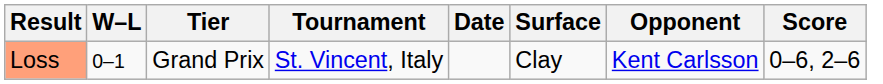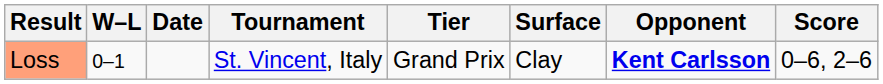columns swapped: (479, 23) <-> (208, 23)
(685, 60) normal -> (691, 60) bold
